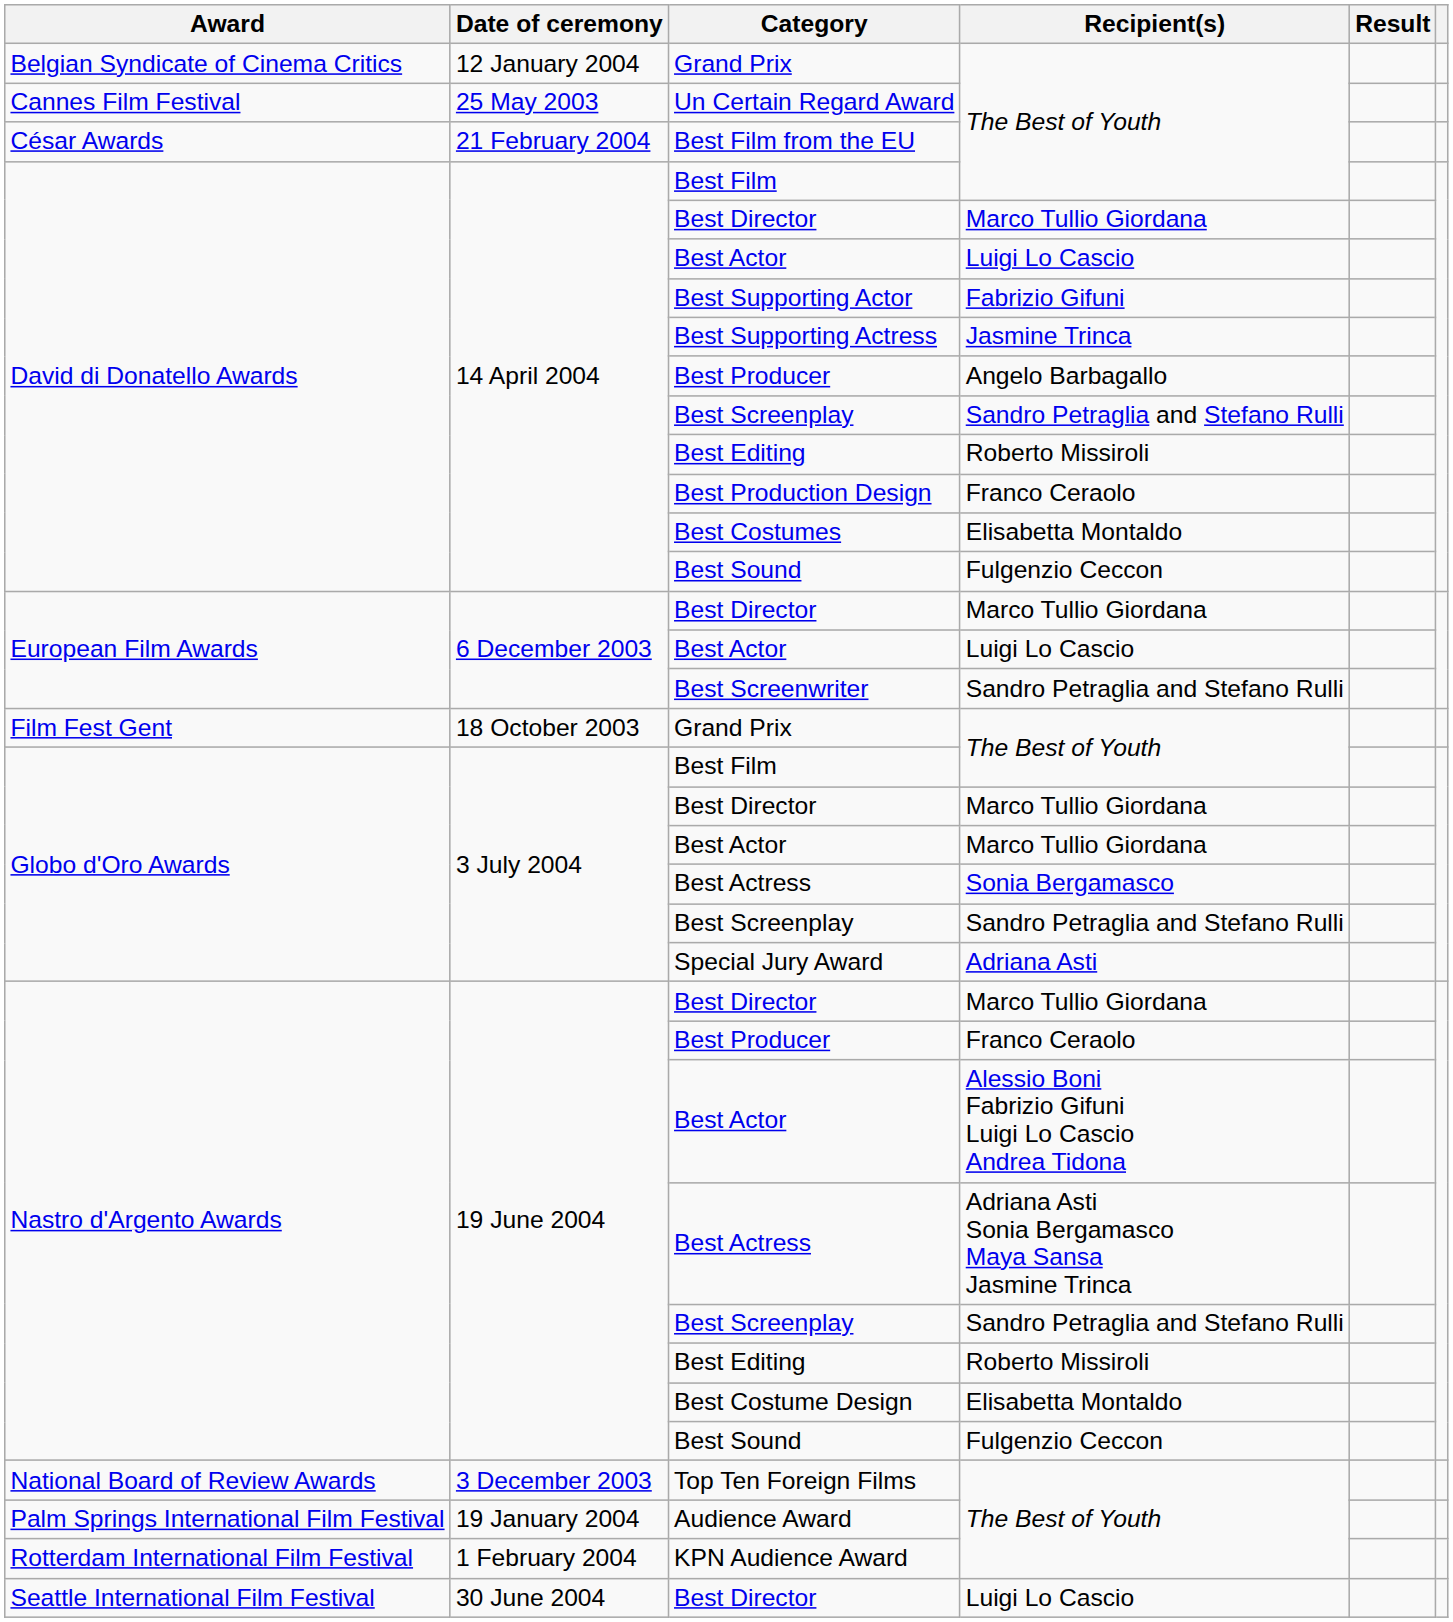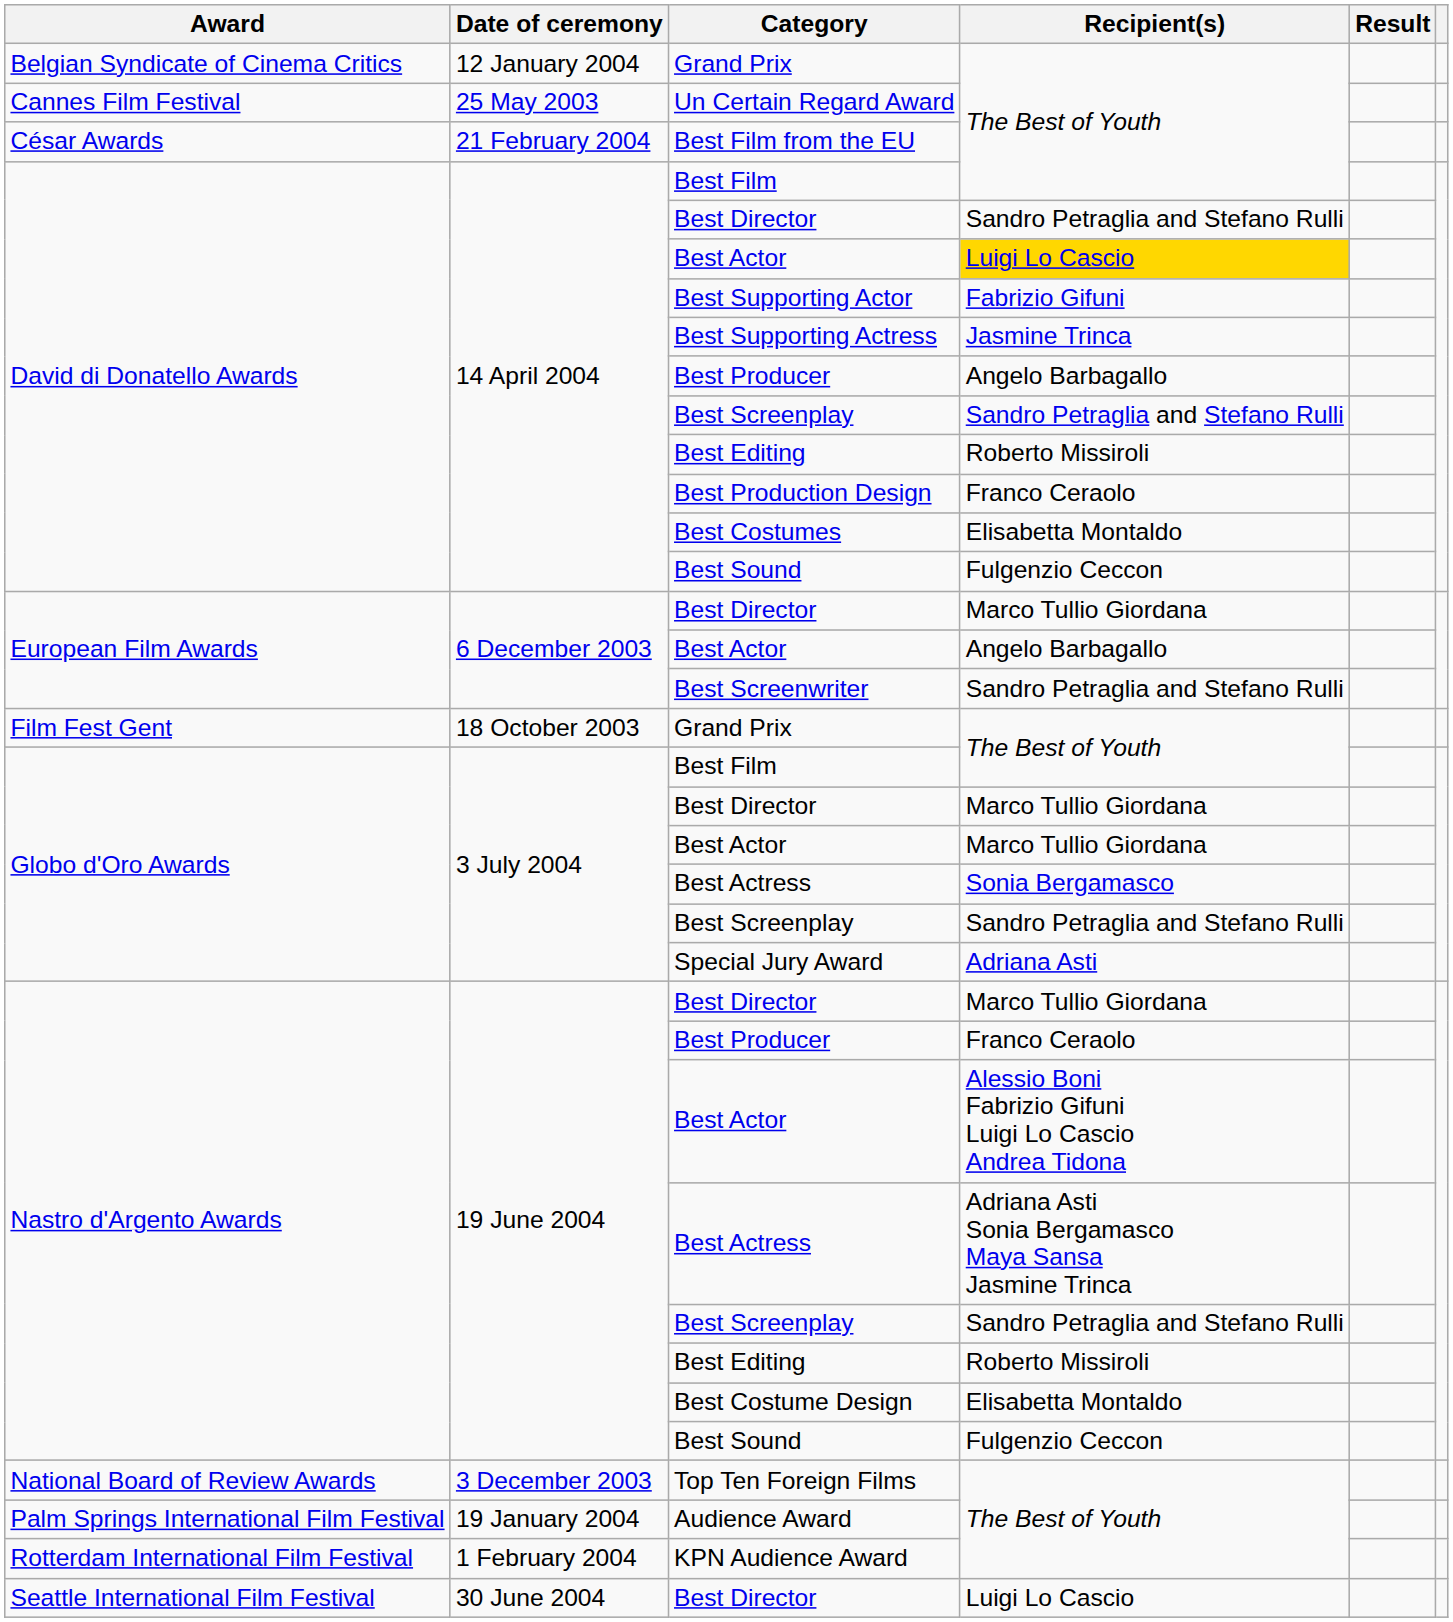(1086, 219) Marco Tullio Giordana -> (1155, 219) Sandro Petraglia and Stefano Rulli
(1050, 258) no background -> (1050, 258) gold background
(1050, 649) Luigi Lo Cascio -> (1066, 649) Angelo Barbagallo
